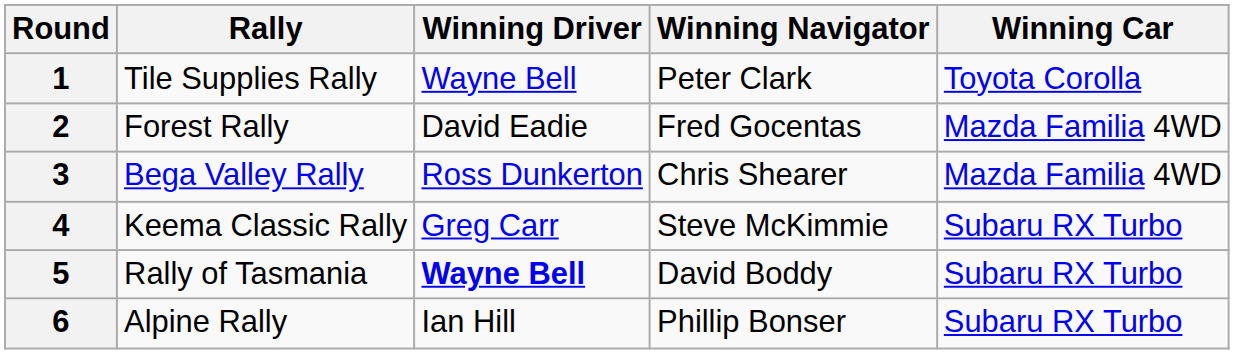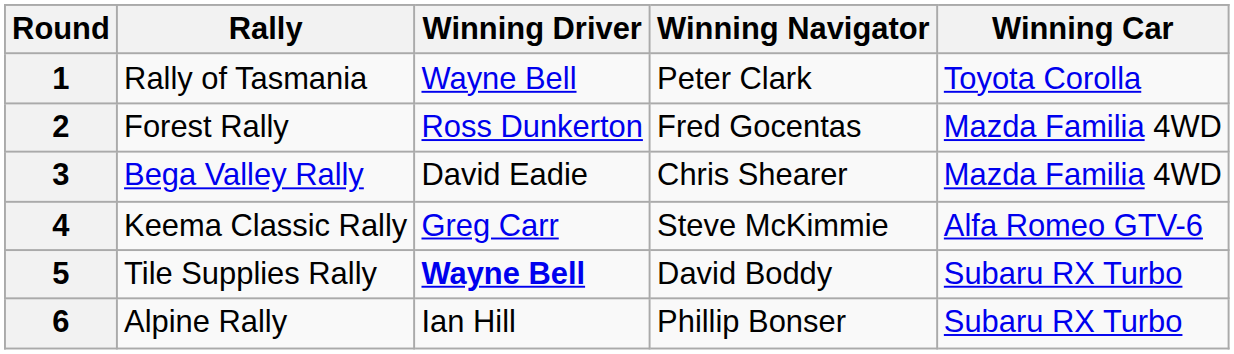(251, 77) Tile Supplies Rally -> (246, 77) Rally of Tasmania
(505, 126) David Eadie -> (532, 126) Ross Dunkerton
(532, 175) Ross Dunkerton -> (505, 175) David Eadie
(1063, 224) Subaru RX Turbo -> (1073, 224) Alfa Romeo GTV-6
(246, 273) Rally of Tasmania -> (251, 273) Tile Supplies Rally
